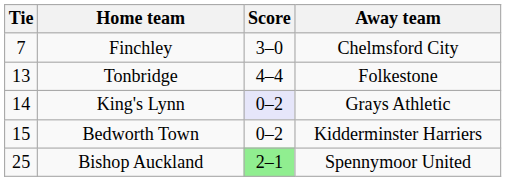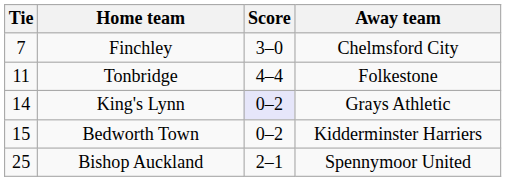(21, 76) 13 -> (21, 76) 11
(269, 162) lightgreen background -> (269, 162) no background
